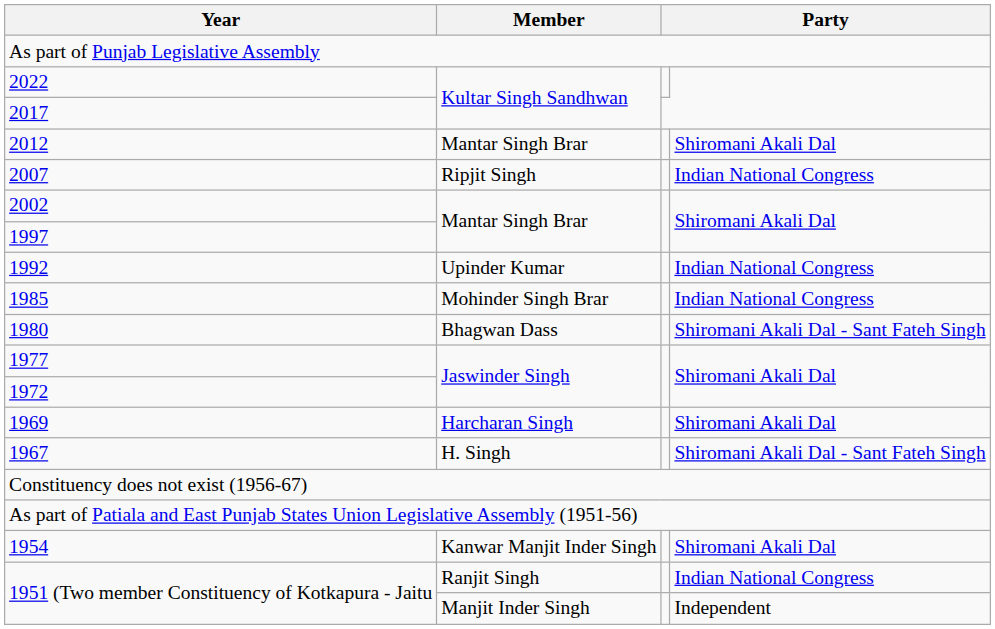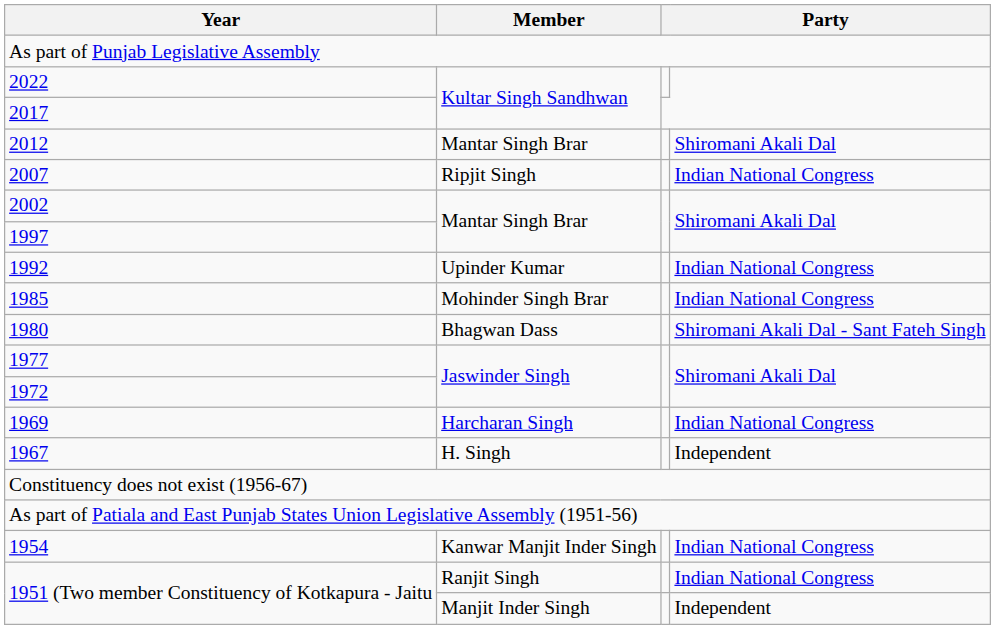(755, 422) Shiromani Akali Dal -> (774, 422) Indian National Congress
(830, 453) Shiromani Akali Dal - Sant Fateh Singh -> (723, 453) Independent
(755, 546) Shiromani Akali Dal -> (774, 546) Indian National Congress
